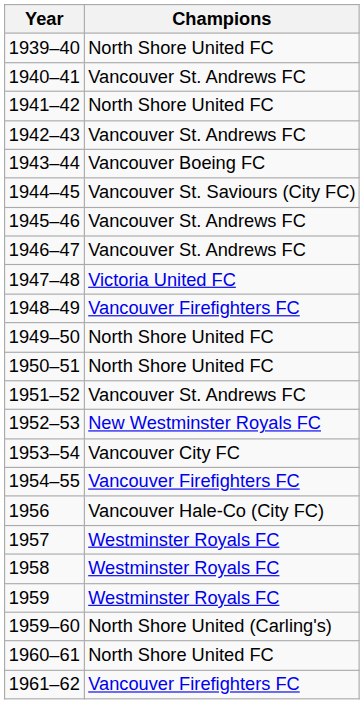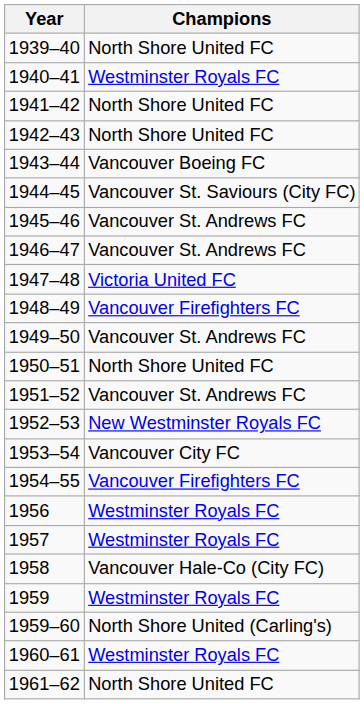(197, 76) Vancouver St. Andrews FC -> (184, 76) Westminster Royals FC
(197, 134) Vancouver St. Andrews FC -> (181, 134) North Shore United FC
(181, 337) North Shore United FC -> (197, 337) Vancouver St. Andrews FC
(206, 510) Vancouver Hale-Co (City FC) -> (184, 510) Westminster Royals FC
(184, 568) Westminster Royals FC -> (206, 568) Vancouver Hale-Co (City FC)
(181, 655) North Shore United FC -> (184, 655) Westminster Royals FC
(194, 684) Vancouver Firefighters FC -> (181, 684) North Shore United FC
